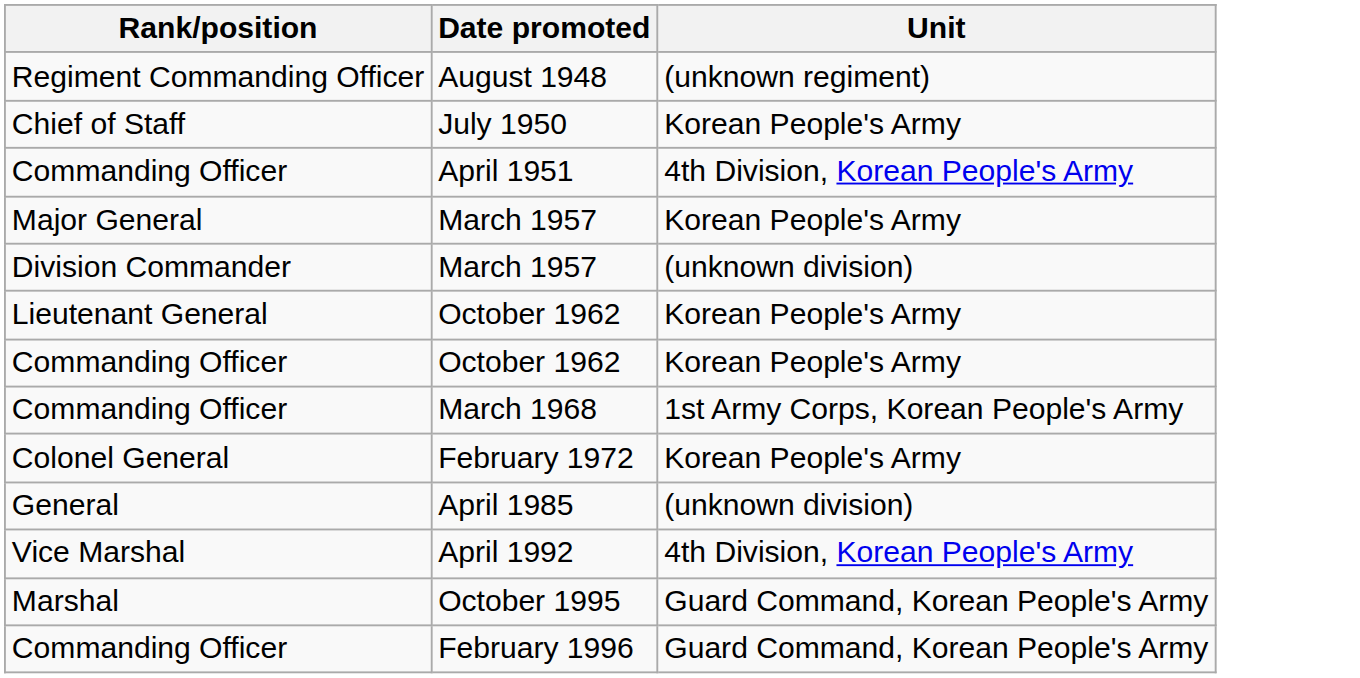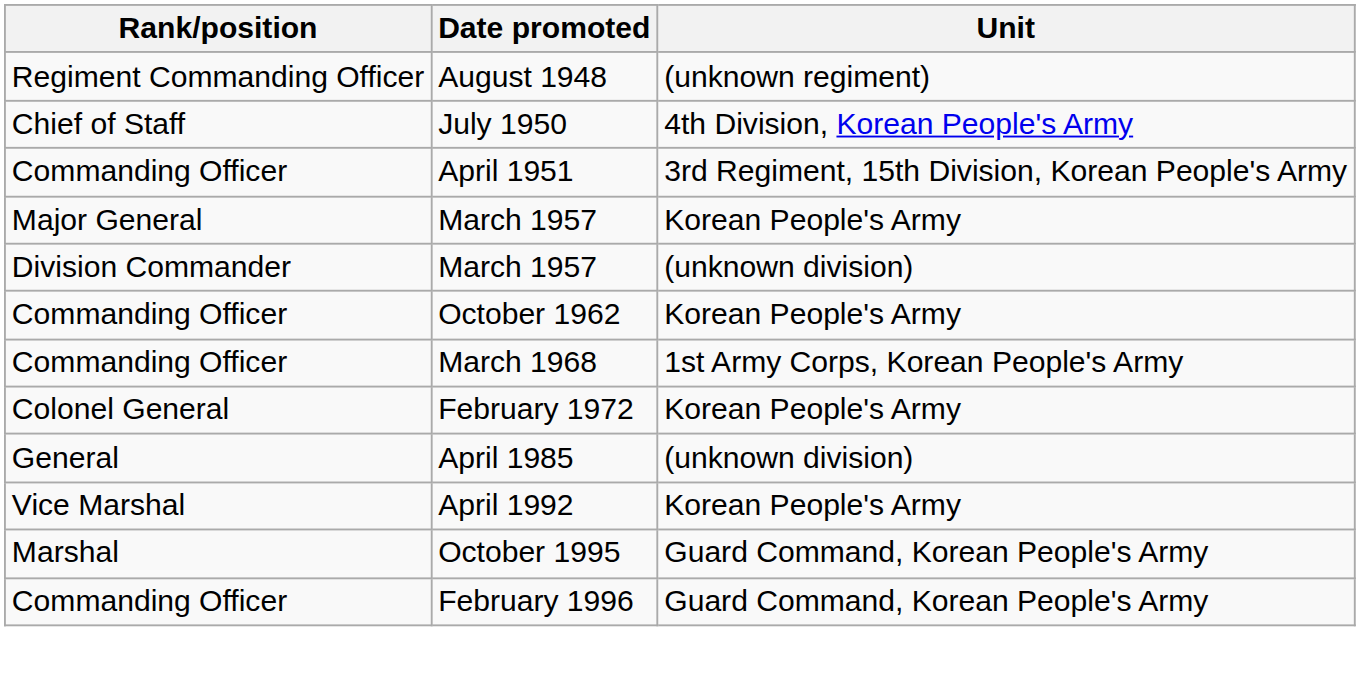(813, 123) Korean People's Army -> (899, 123) 4th Division, Korean People's Army
(899, 171) 4th Division, Korean People's Army -> (1006, 171) 3rd Regiment, 15th Division, Korean People's Army
- row: (140, 314)
(899, 553) 4th Division, Korean People's Army -> (813, 505) Korean People's Army
